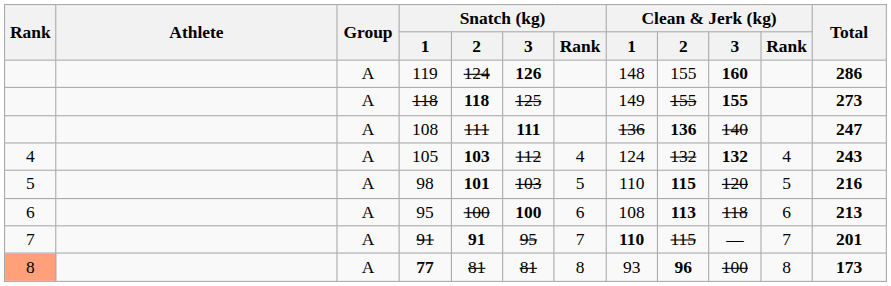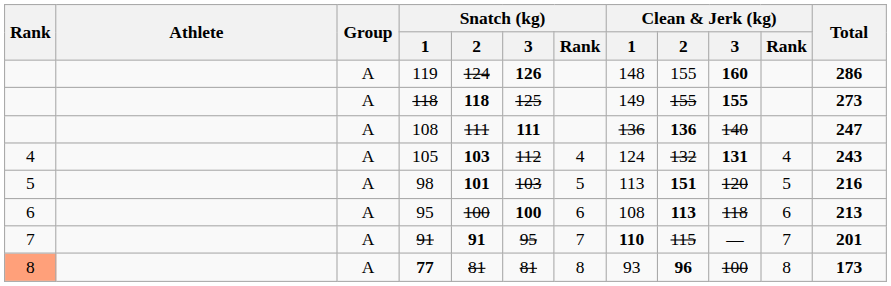(735, 156) 132 -> (735, 156) 131
(632, 184) 110 -> (632, 184) 113
(683, 184) 115 -> (683, 184) 151
